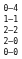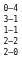+ row: (11, 19)
- row: (11, 52)
